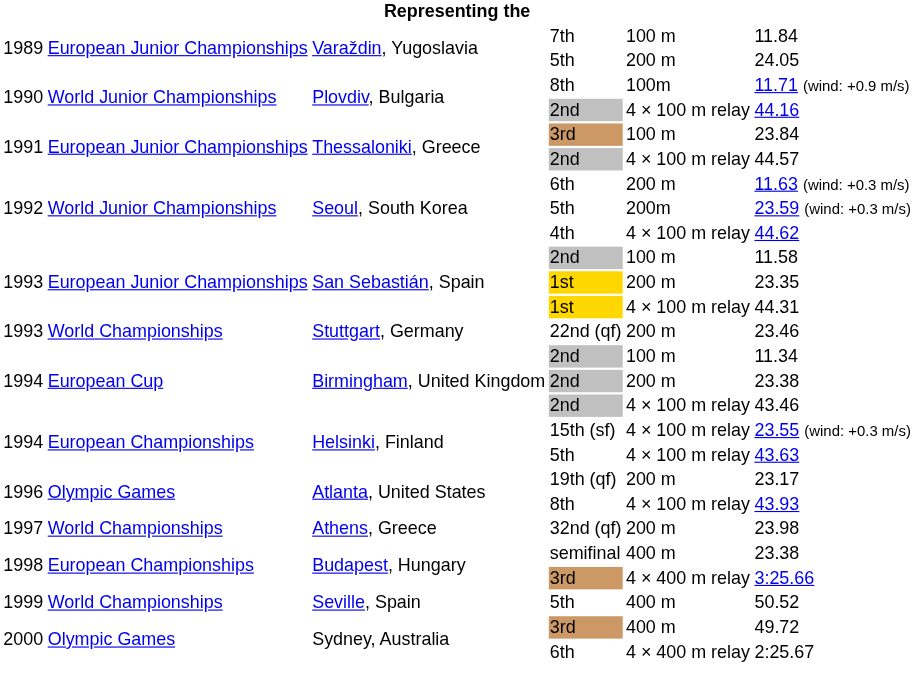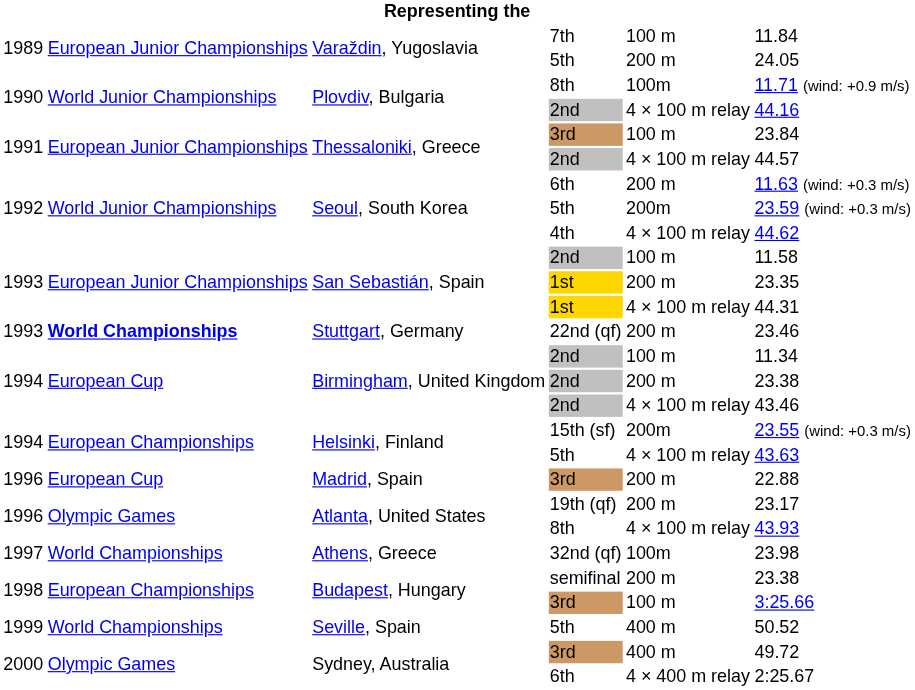(135, 331) normal -> (143, 331) bold
(688, 430) 4 × 100 m relay -> (648, 430) 200m
+ row: (367, 479)
(651, 528) 200 m -> (648, 553) 100m
(651, 553) 400 m -> (651, 578) 200 m
(688, 578) 4 × 400 m relay -> (651, 602) 100 m
